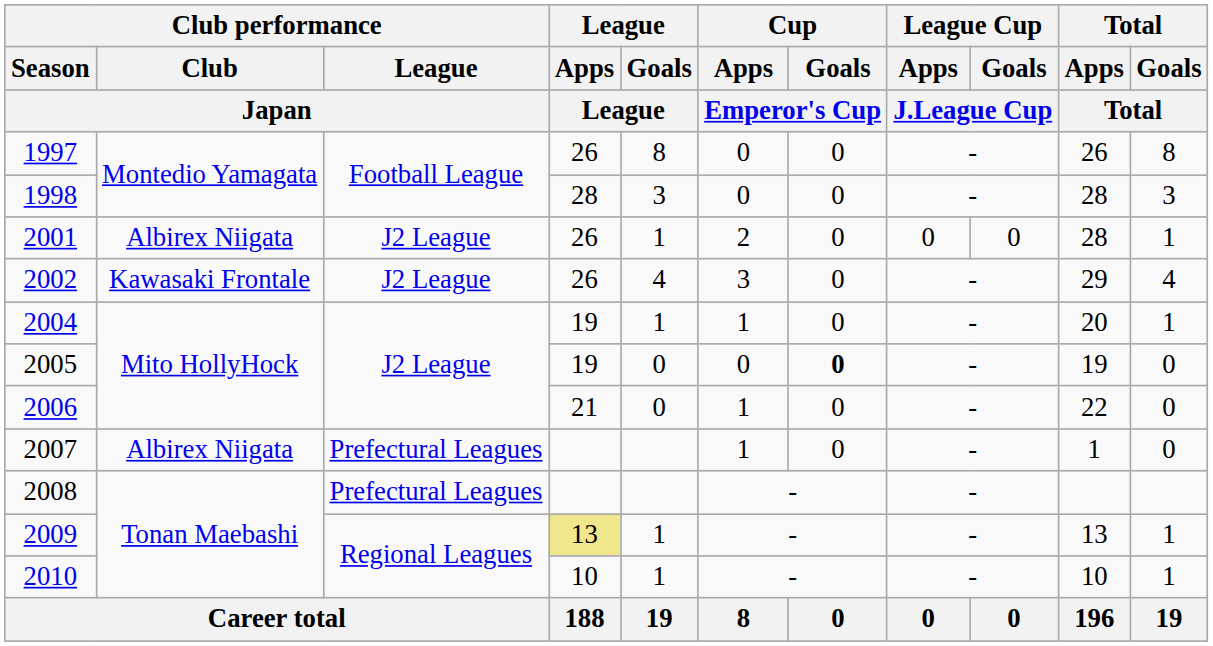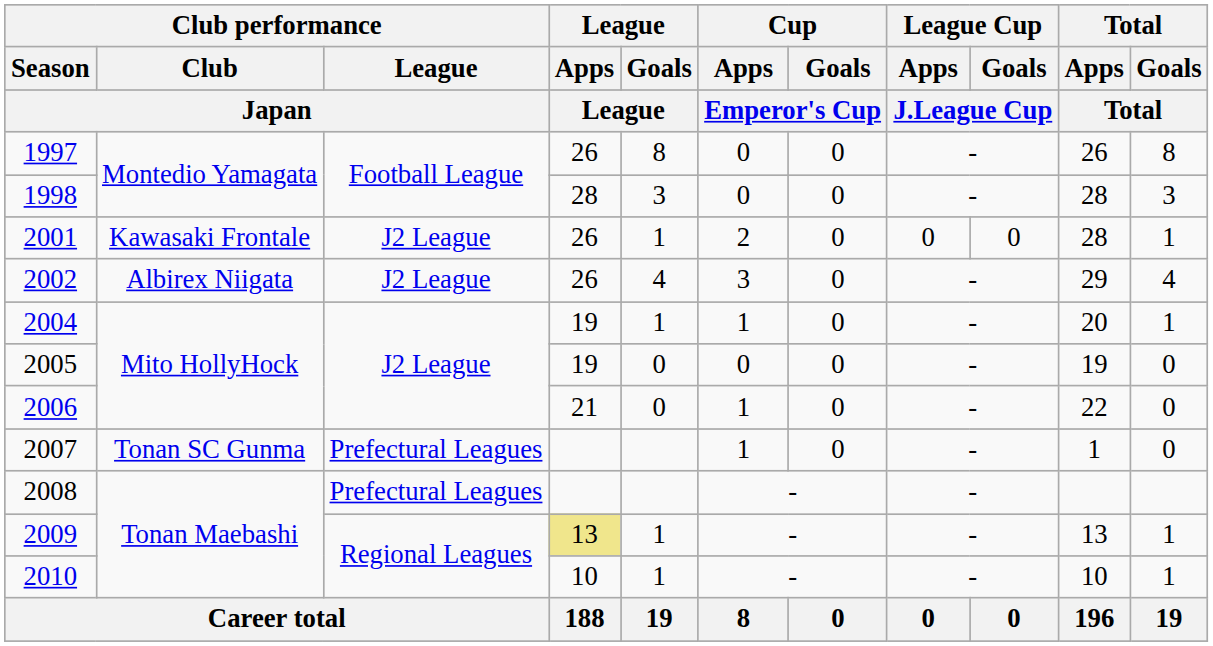(210, 237) Albirex Niigata -> (210, 237) Kawasaki Frontale
(210, 279) Kawasaki Frontale -> (210, 279) Albirex Niigata
(838, 364) bold -> (838, 364) normal
(210, 449) Albirex Niigata -> (210, 449) Tonan SC Gunma
